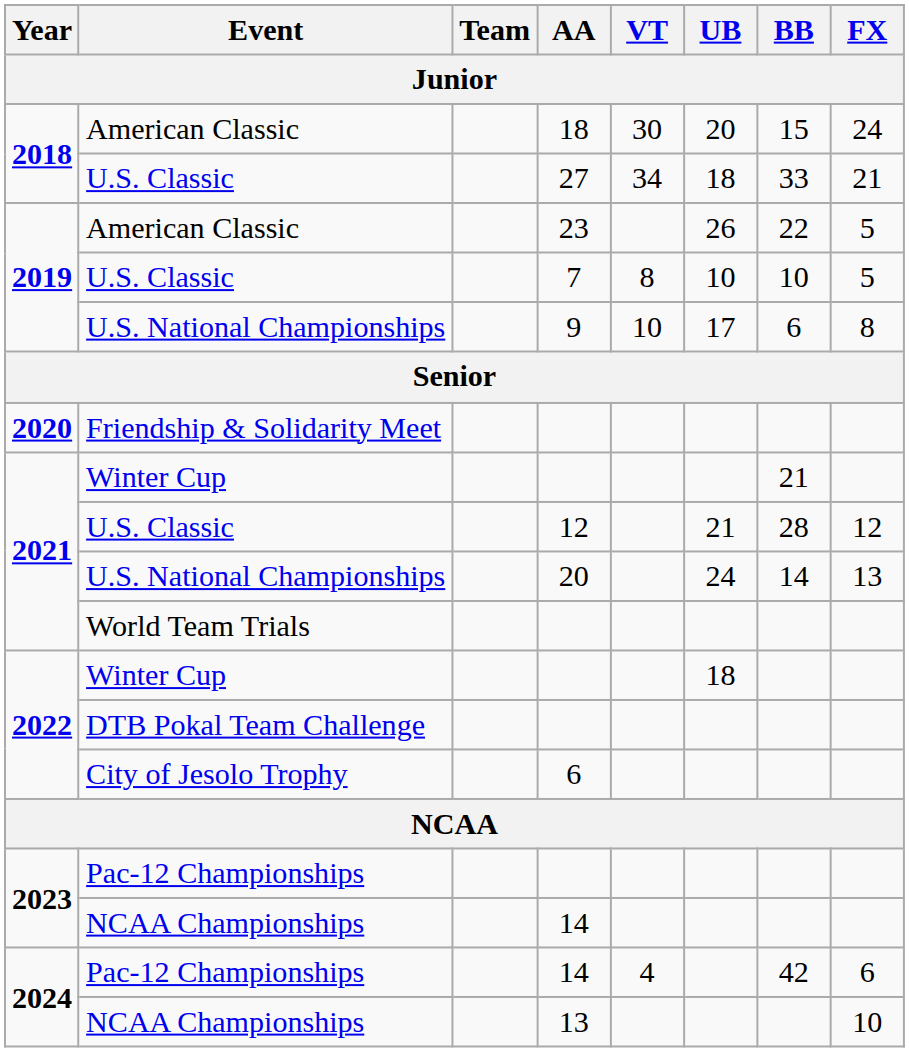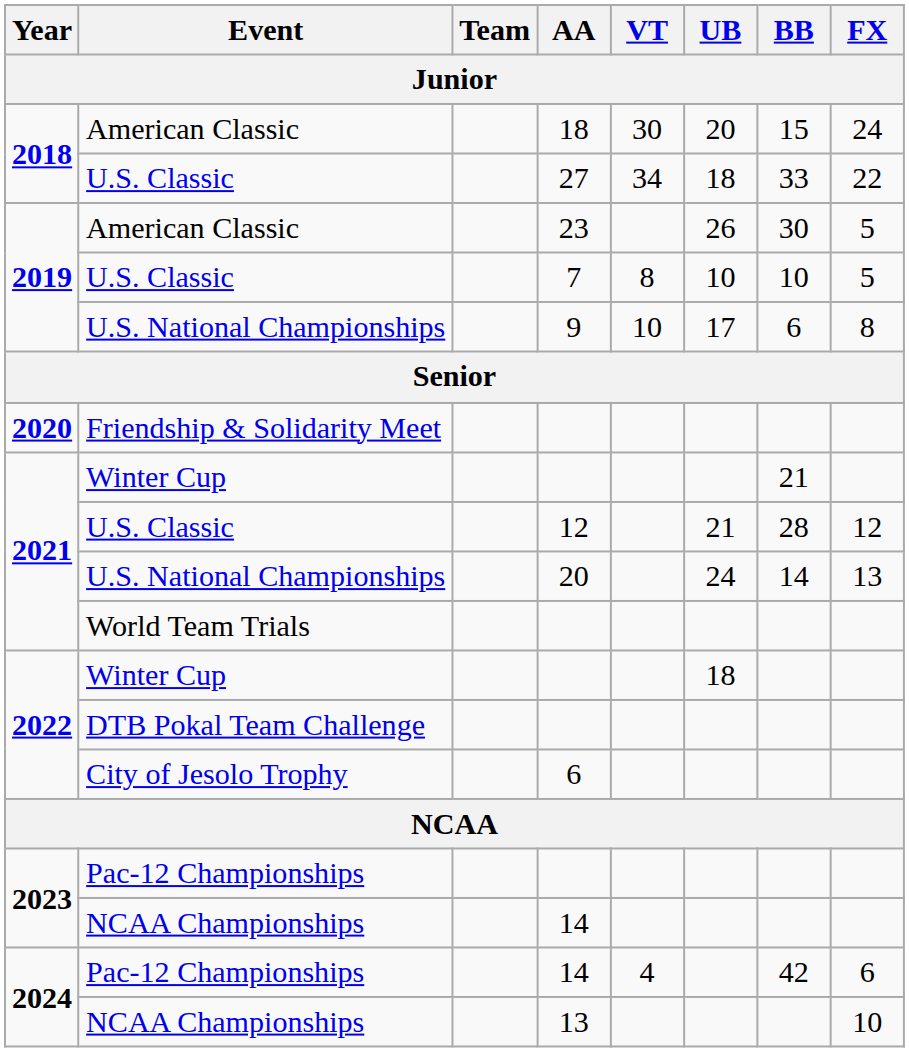(867, 178) 21 -> (867, 178) 22
(794, 227) 22 -> (794, 227) 30
